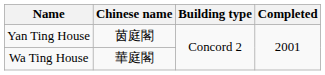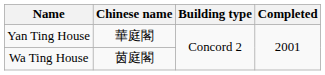(134, 35) 茵庭閣 -> (134, 35) 華庭閣
(134, 58) 華庭閣 -> (134, 58) 茵庭閣
